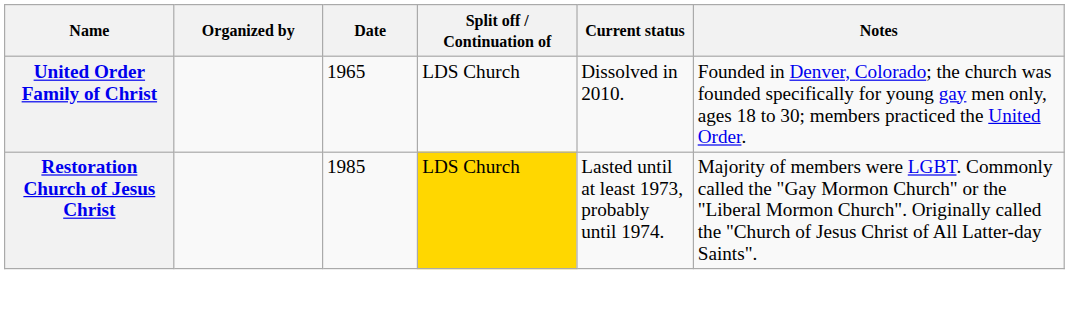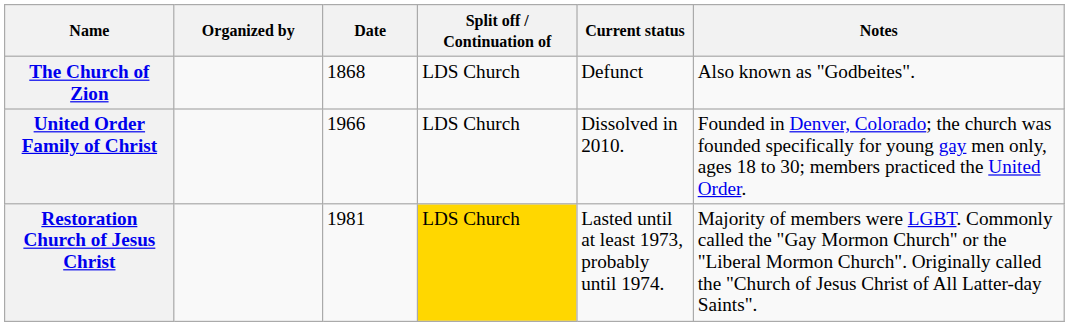+ row: (89, 82)
(346, 71) 1965 -> (346, 123) 1966
(346, 167) 1985 -> (346, 219) 1981
